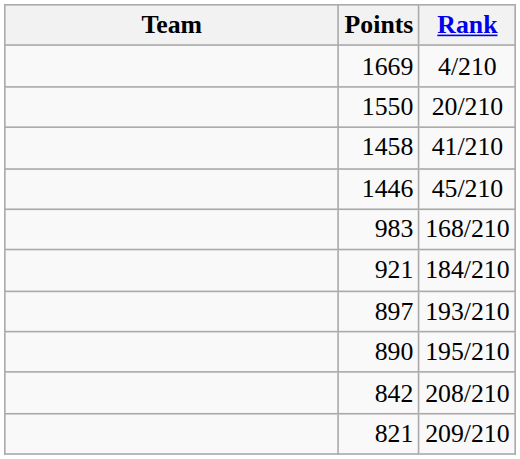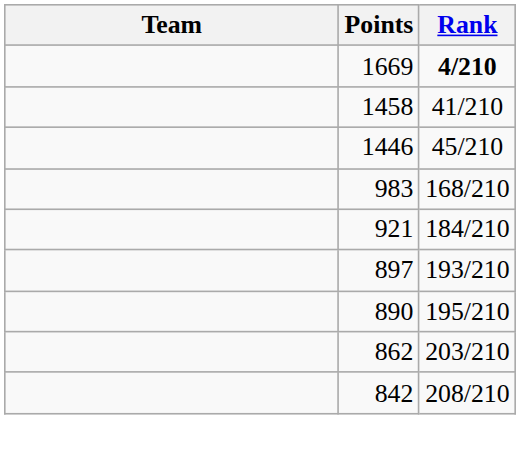(467, 65) normal -> (467, 65) bold
- row: (388, 106)
+ row: (394, 351)
- row: (394, 433)
